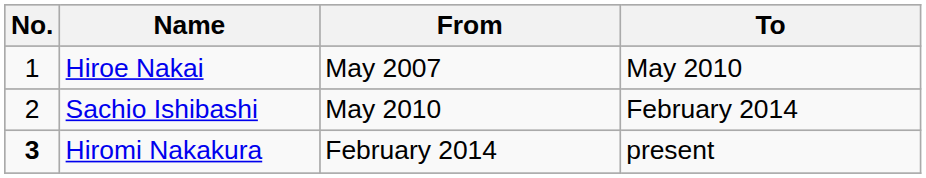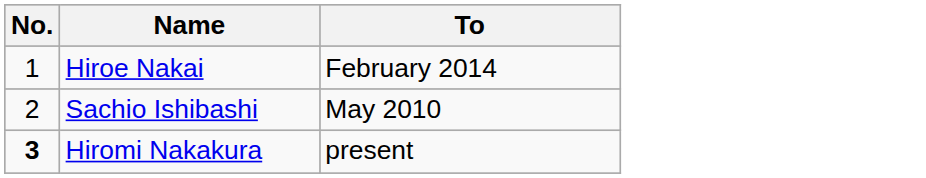- column: (470, 25)
(684, 67) May 2010 -> (411, 67) February 2014
(712, 109) February 2014 -> (383, 109) May 2010
